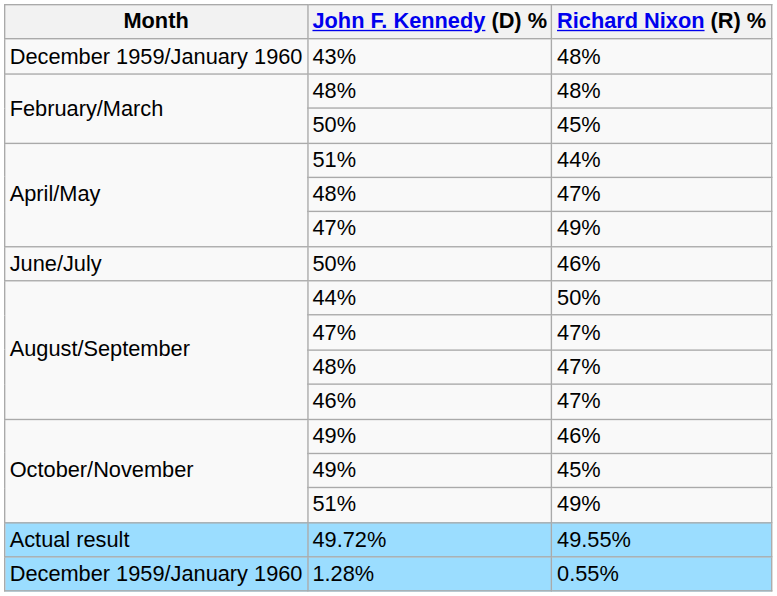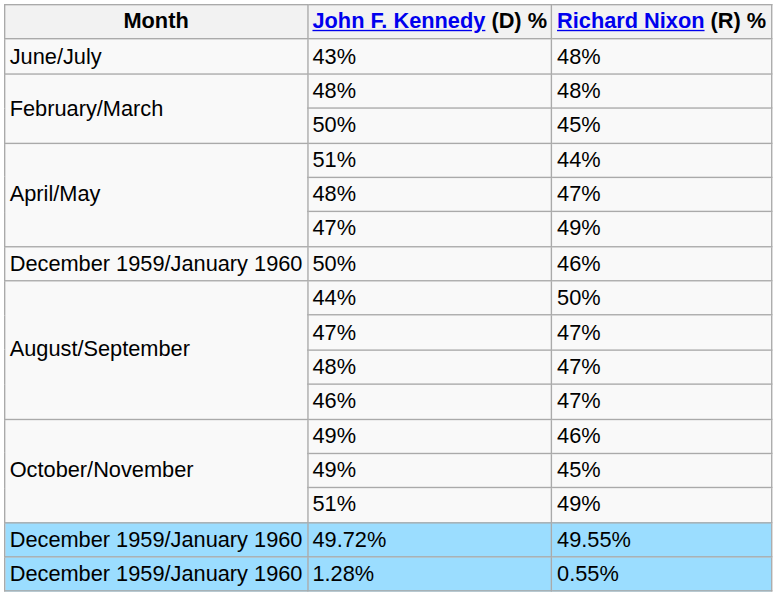(156, 56) December 1959/January 1960 -> (56, 56) June/July
(56, 263) June/July -> (156, 263) December 1959/January 1960
(70, 539) Actual result -> (156, 539) December 1959/January 1960
